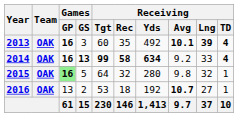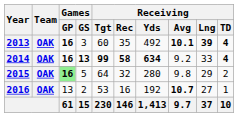(207, 74) 32 -> (207, 74) 29
(226, 74) 1 -> (226, 74) 2
(125, 89) 18 -> (125, 89) 16
